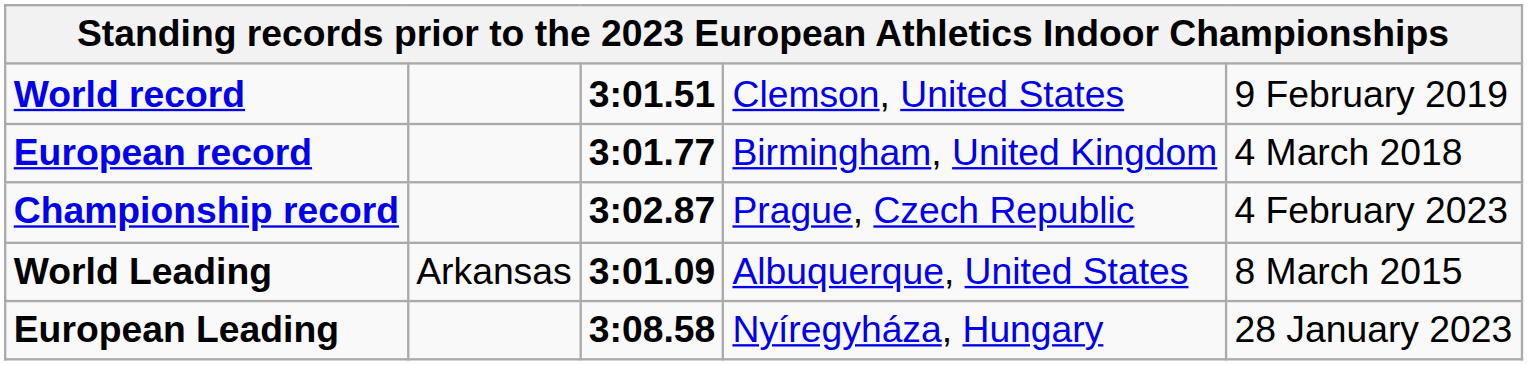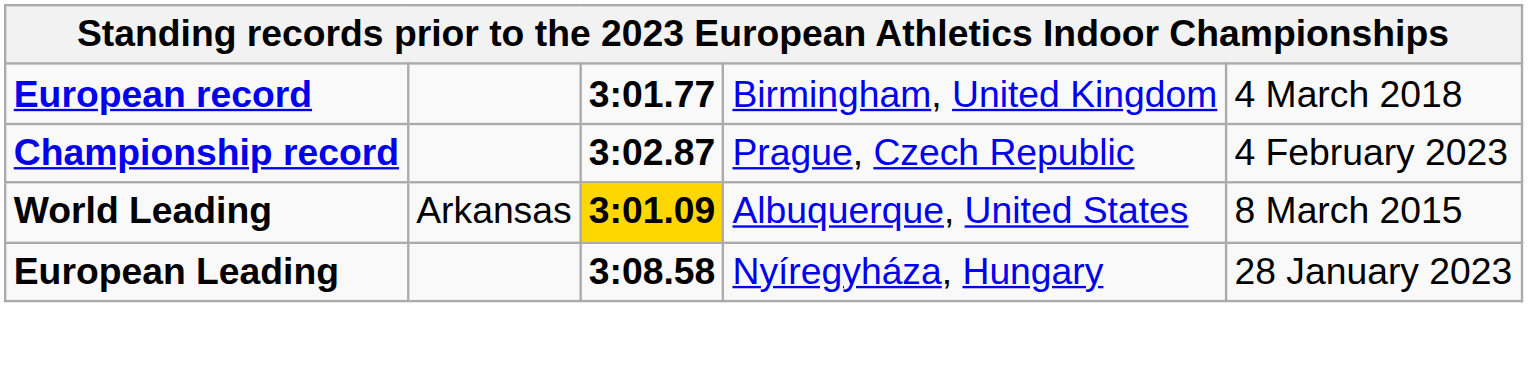- row: (129, 93)
(652, 270) no background -> (652, 211) gold background
